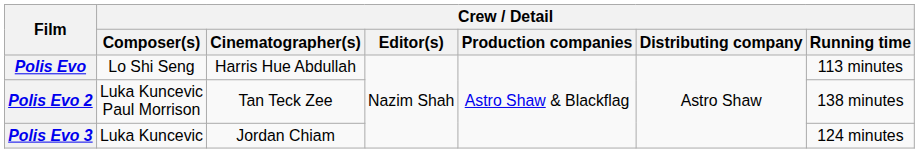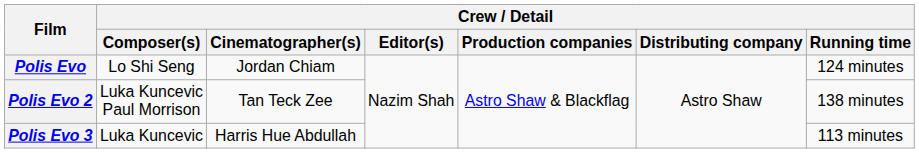(286, 67) Harris Hue Abdullah -> (286, 67) Jordan Chiam
(860, 67) 113 minutes -> (860, 67) 124 minutes
(286, 135) Jordan Chiam -> (286, 135) Harris Hue Abdullah
(860, 135) 124 minutes -> (860, 135) 113 minutes
